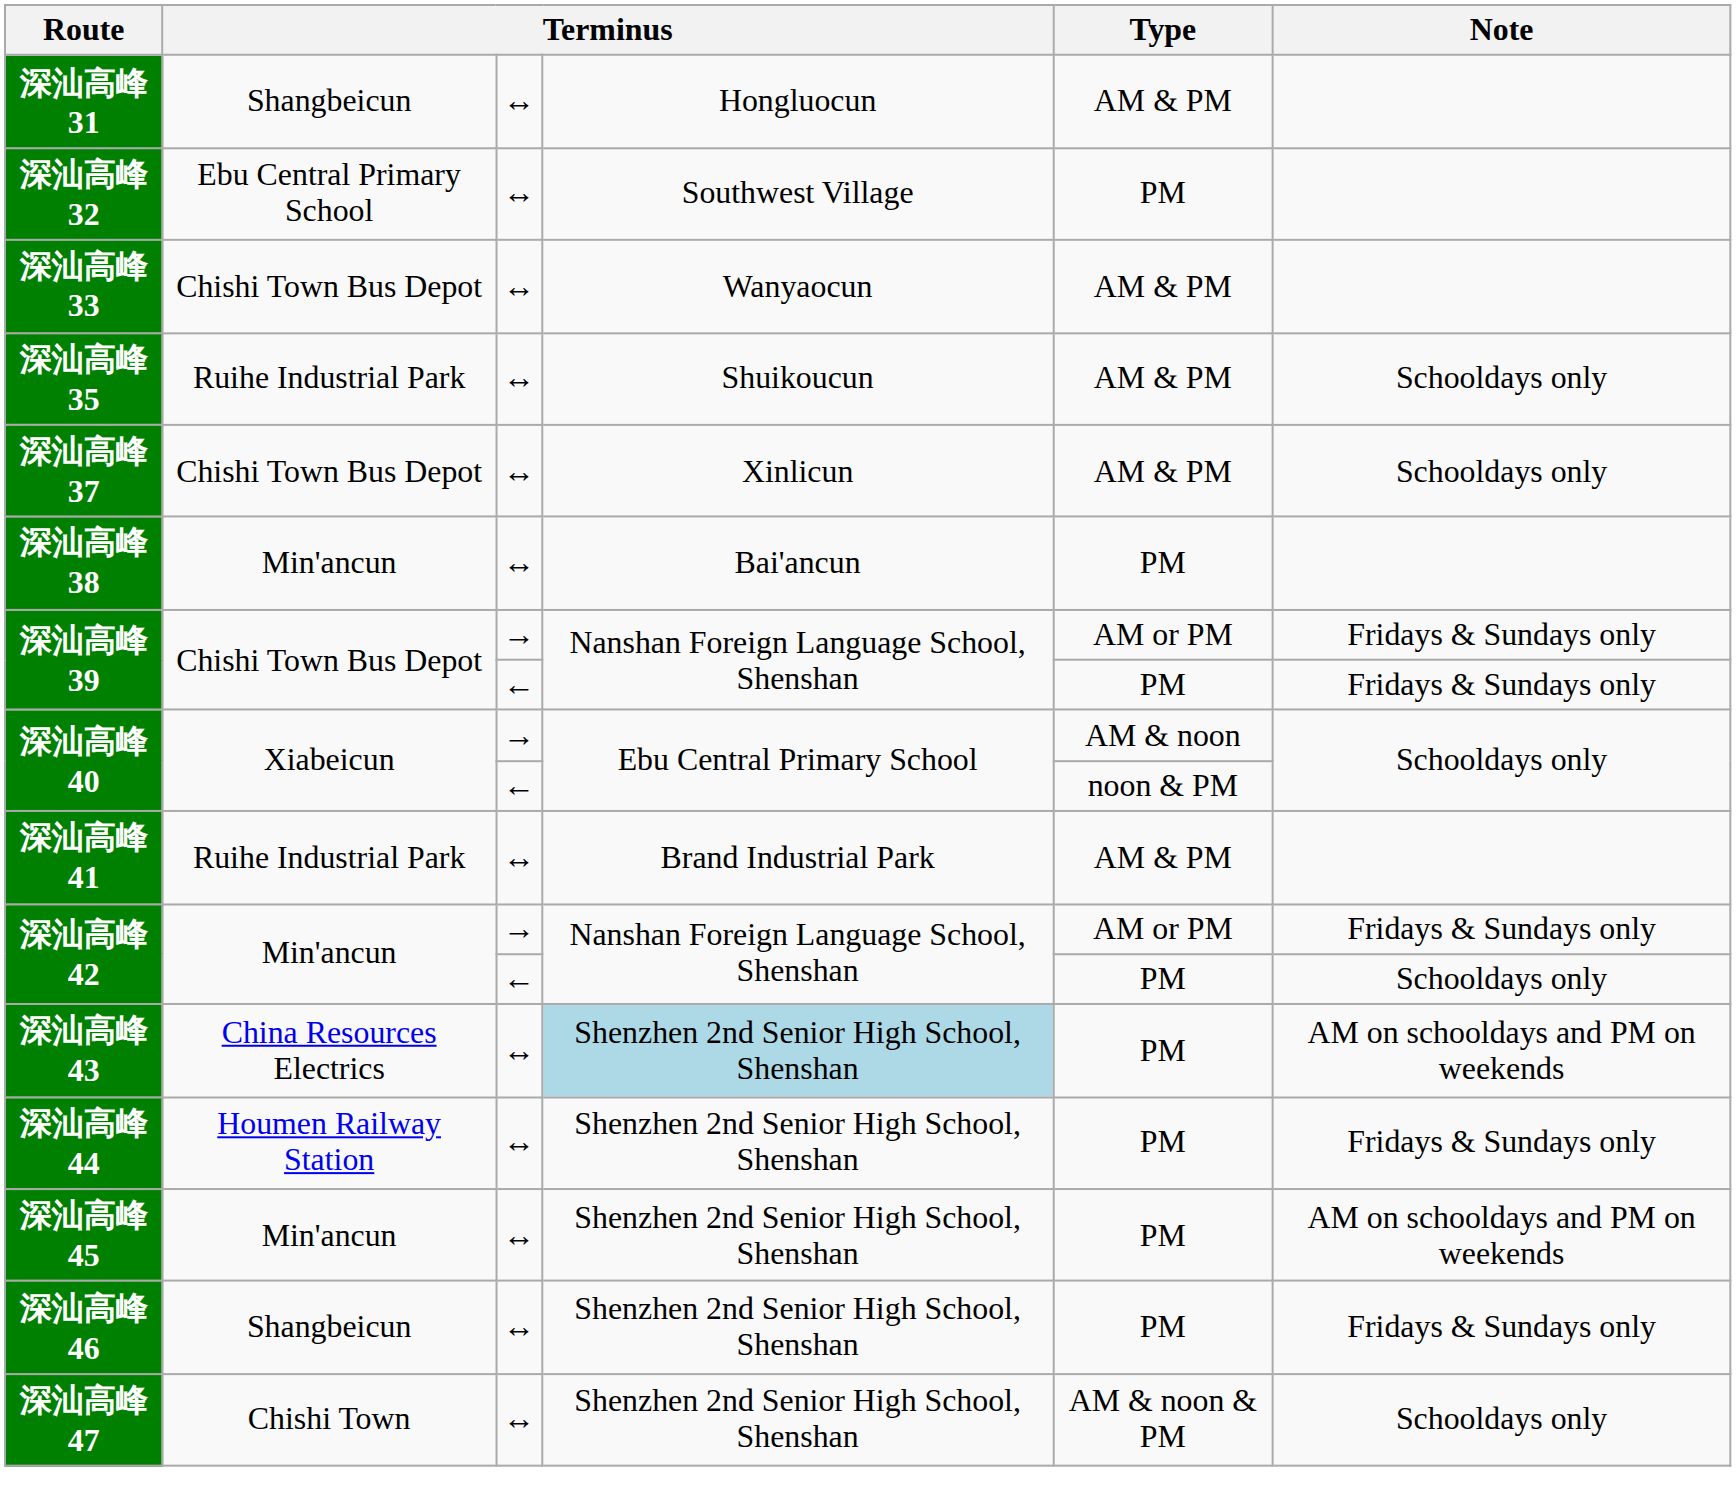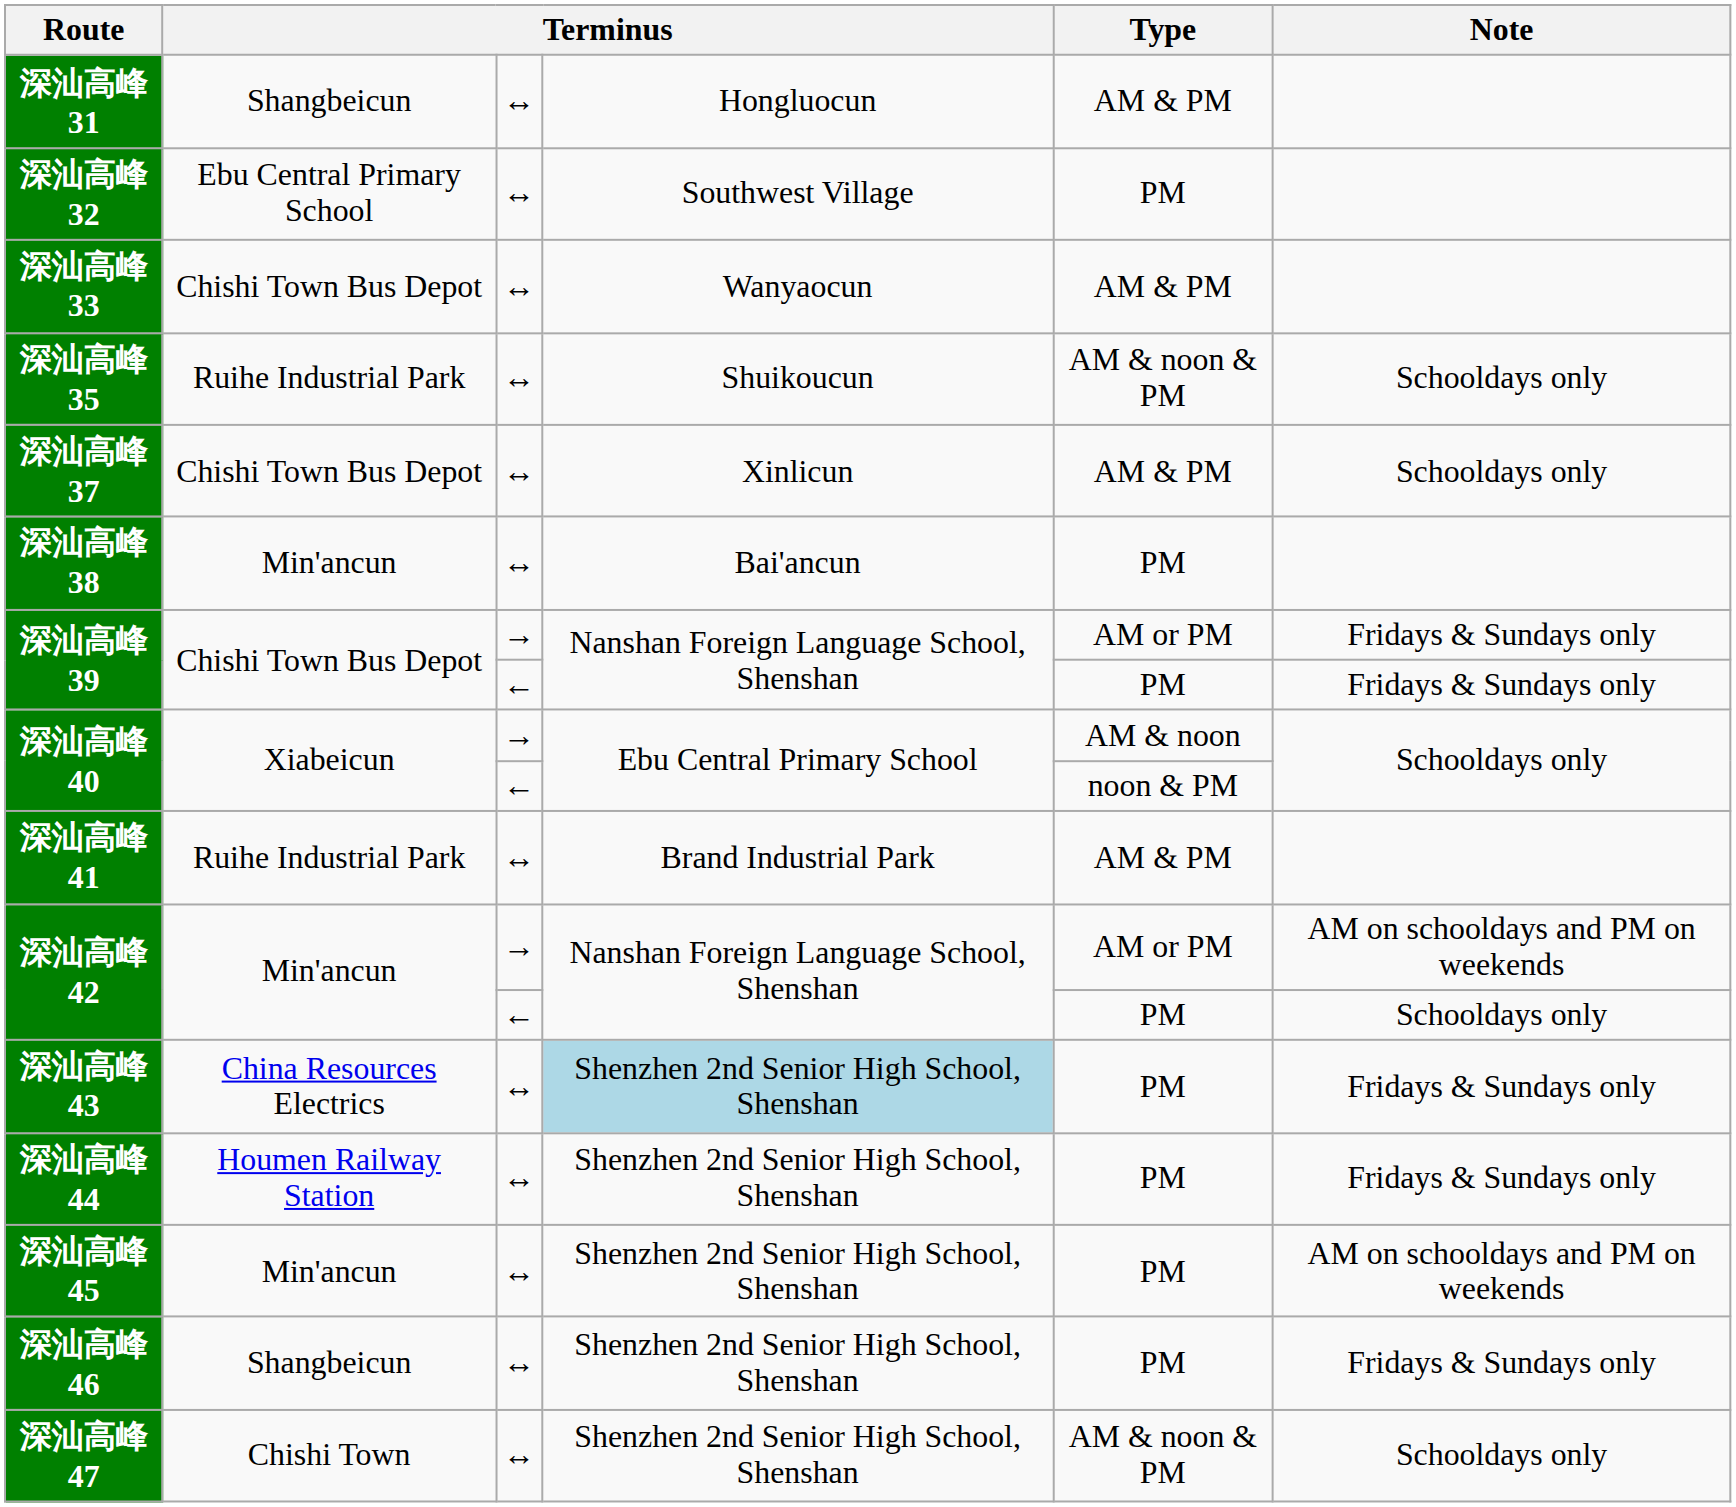(1163, 377) AM & PM -> (1163, 377) AM & noon & PM
(1502, 928) Fridays & Sundays only -> (1502, 946) AM on schooldays and PM on weekends
(1502, 1050) AM on schooldays and PM on weekends -> (1502, 1085) Fridays & Sundays only
